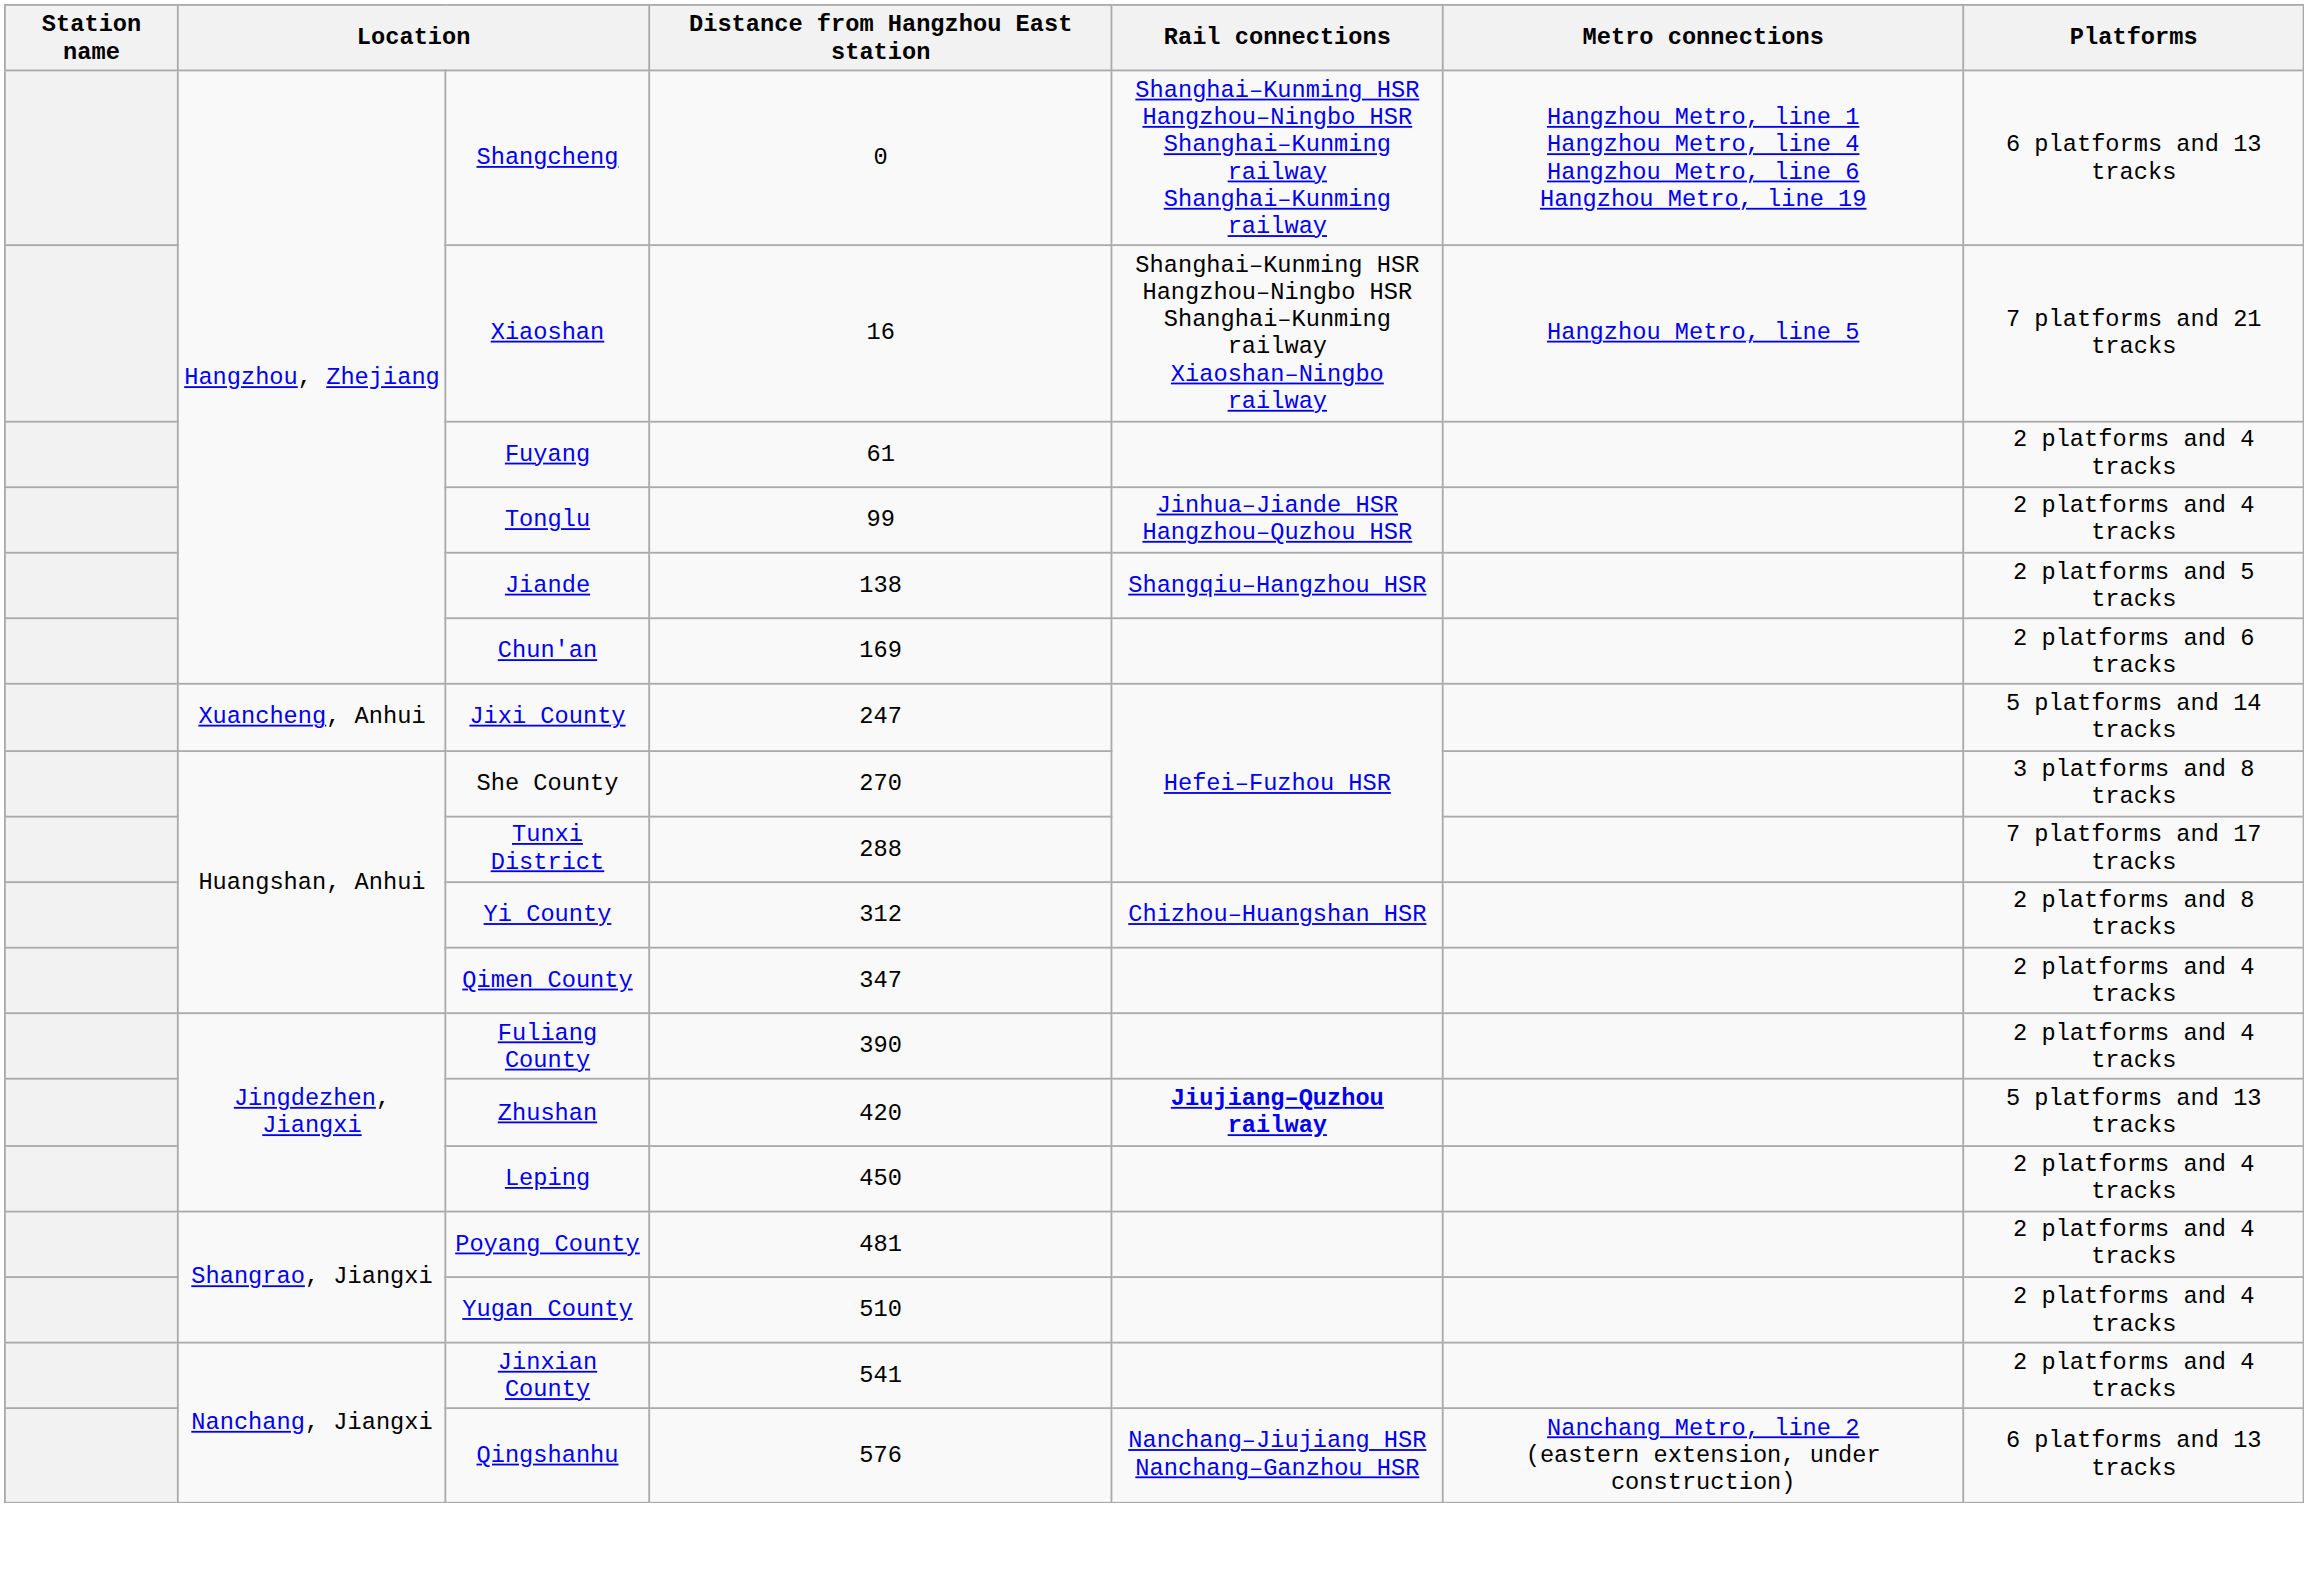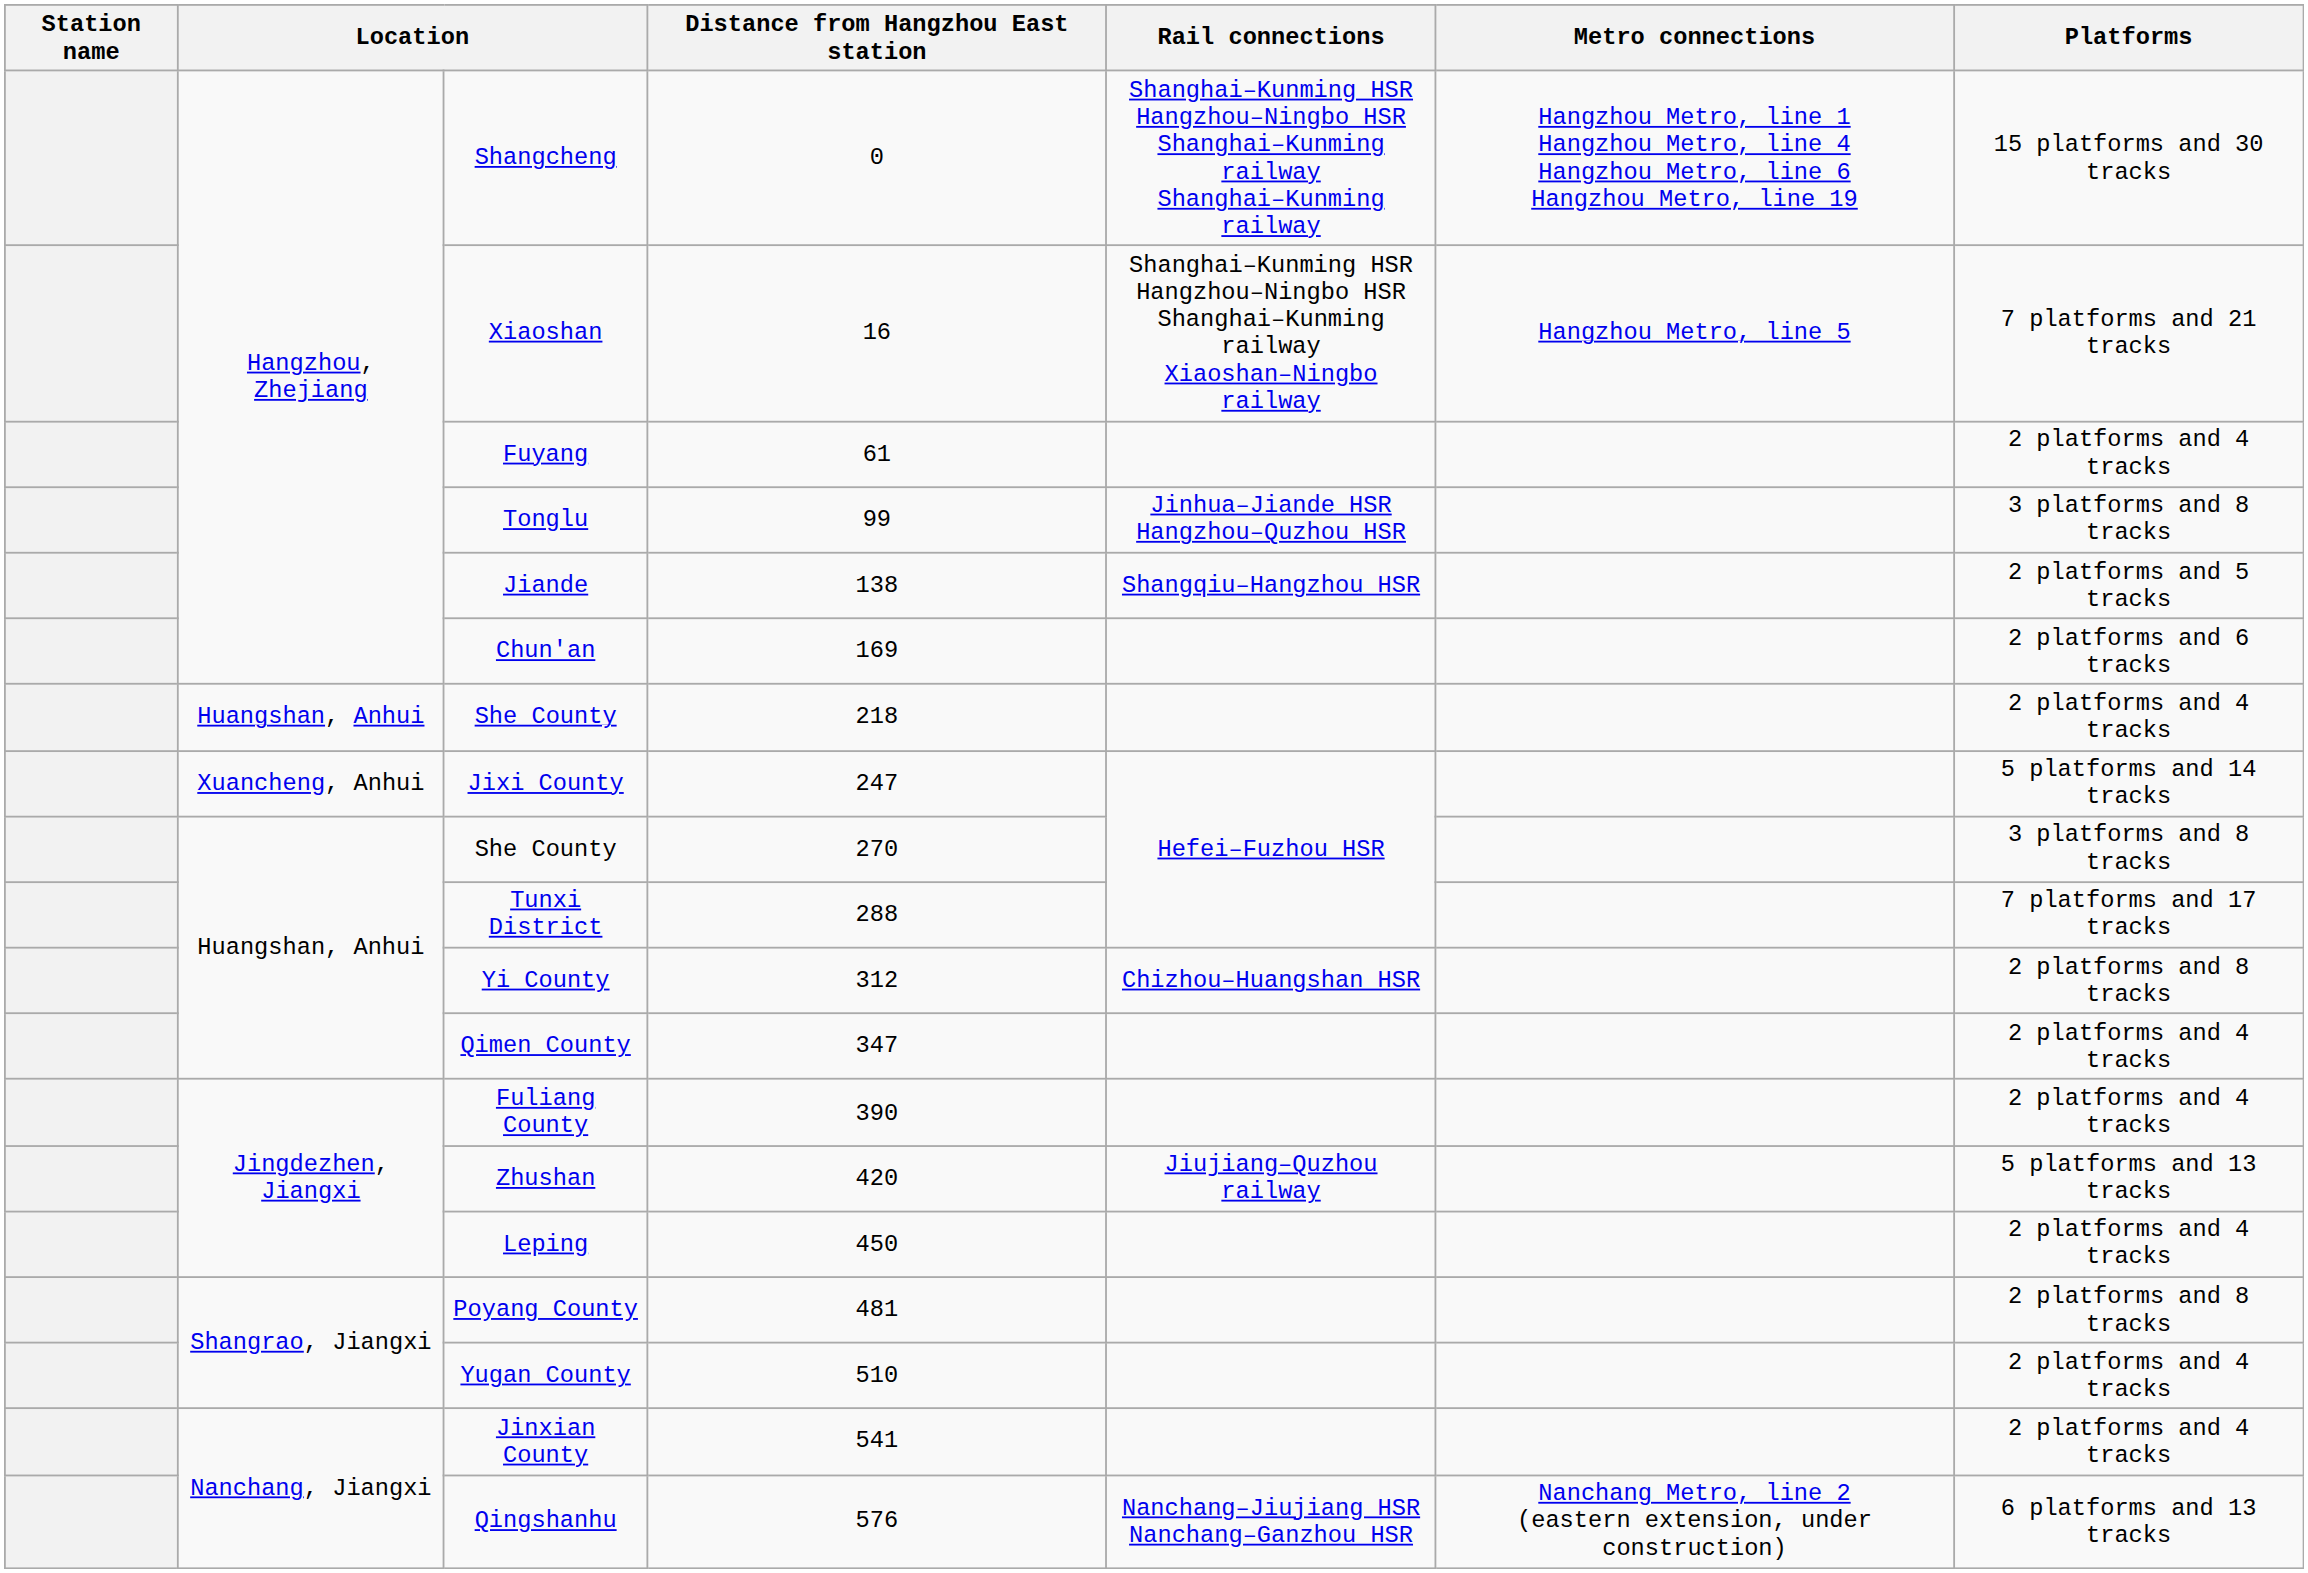(2134, 158) 6 platforms and 13 tracks -> (2129, 158) 15 platforms and 30 tracks
(2134, 520) 2 platforms and 4 tracks -> (2129, 520) 3 platforms and 8 tracks
+ row: (546, 717)
(1277, 1112) bold -> (1271, 1178) normal
(2134, 1244) 2 platforms and 4 tracks -> (2129, 1310) 2 platforms and 8 tracks
